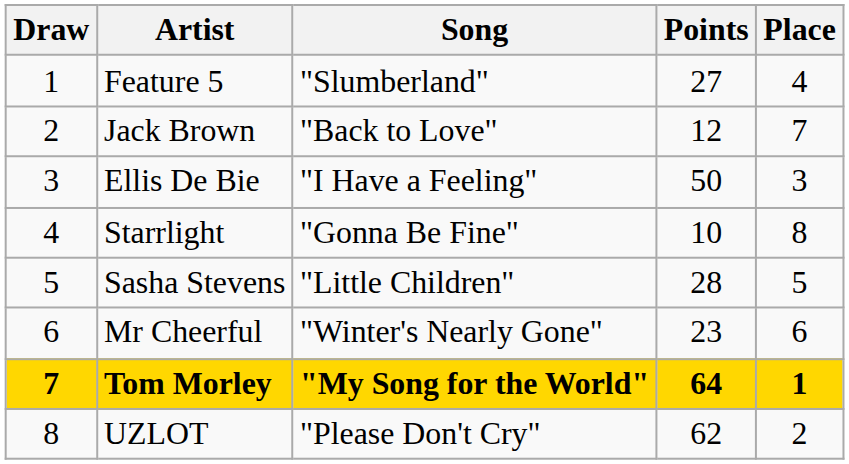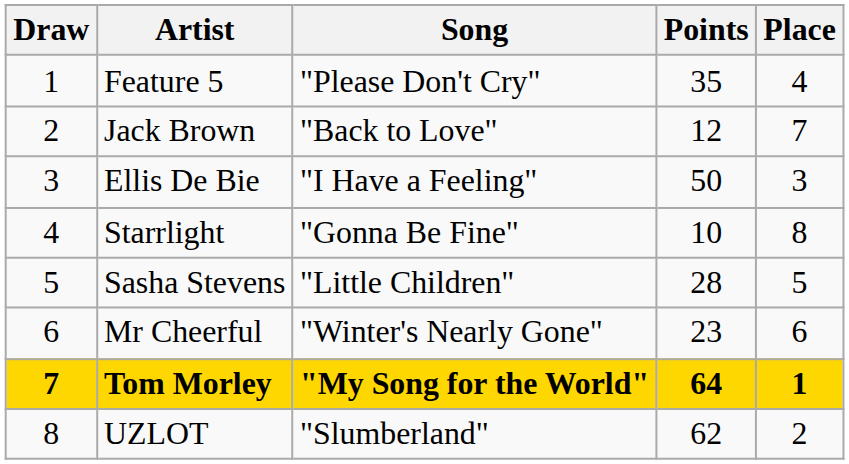(394, 80) "Slumberland" -> (420, 80) "Please Don't Cry"
(706, 80) 27 -> (706, 80) 35
(420, 433) "Please Don't Cry" -> (394, 433) "Slumberland"
